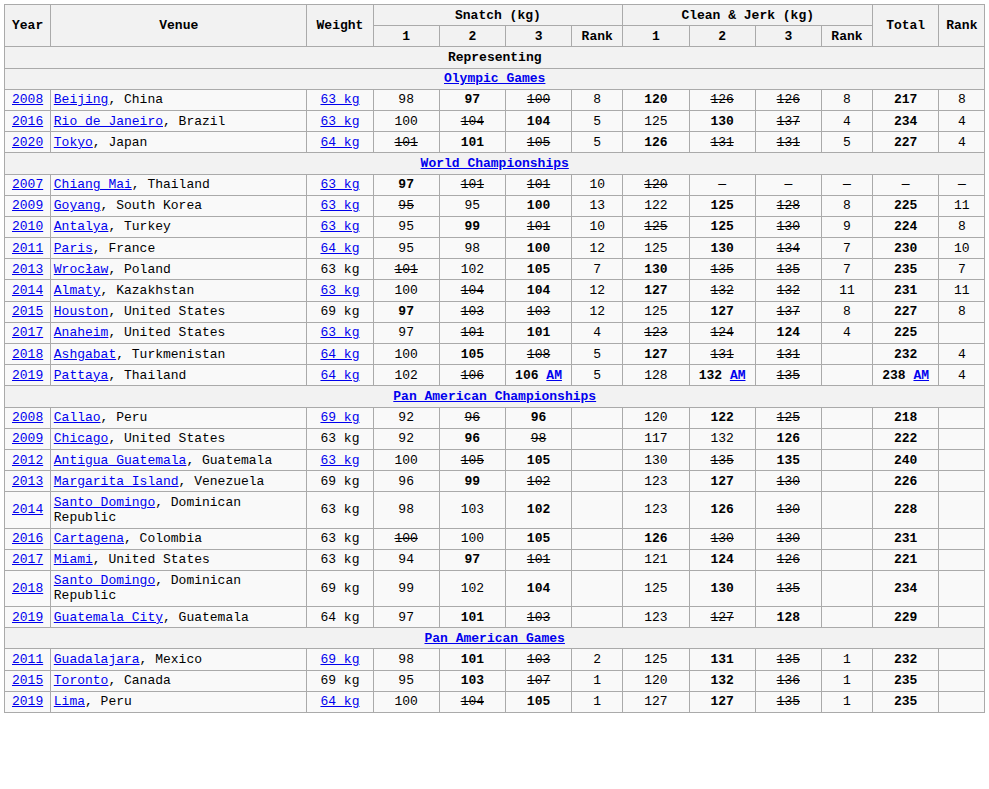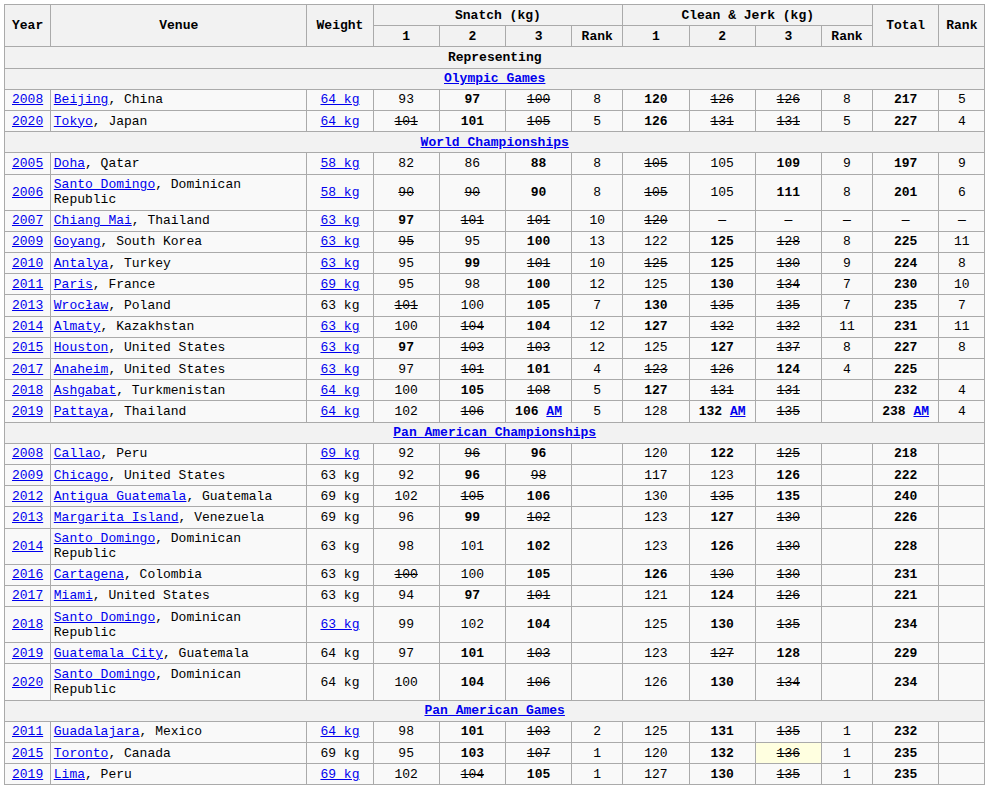(340, 100) 63 kg -> (340, 100) 64 kg
(406, 100) 98 -> (406, 100) 93
(962, 100) 8 -> (962, 100) 5
- row: (28, 121)
+ row: (28, 163)
+ row: (28, 192)
(340, 248) 64 kg -> (340, 284) 69 kg
(472, 269) 102 -> (472, 306) 100
(340, 312) 69 kg -> (340, 348) 63 kg
(722, 333) 124 -> (722, 369) 126
(722, 439) 132 -> (722, 475) 123
(340, 460) 63 kg -> (340, 496) 69 kg
(406, 460) 100 -> (406, 496) 102
(539, 460) 105 -> (539, 496) 106
(472, 510) 103 -> (472, 546) 101
(340, 588) 69 kg -> (340, 625) 63 kg
+ row: (28, 682)
(340, 660) 69 kg -> (340, 732) 64 kg
(788, 681) no background -> (788, 753) lightyellow background
(340, 702) 64 kg -> (340, 774) 69 kg
(406, 702) 100 -> (406, 774) 102
(722, 702) 127 -> (722, 774) 130
